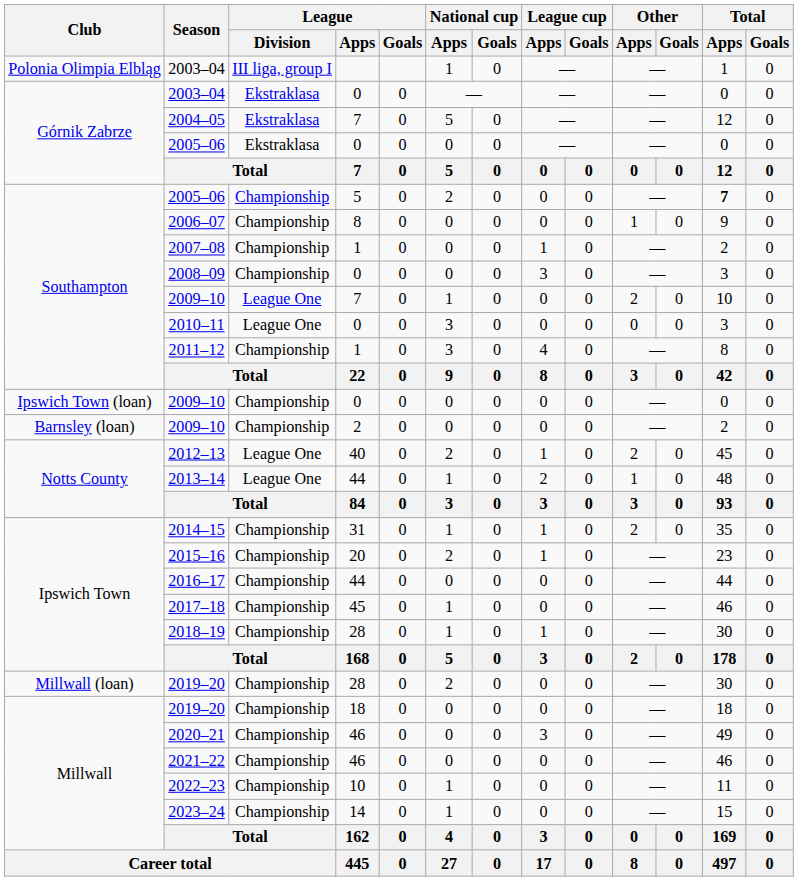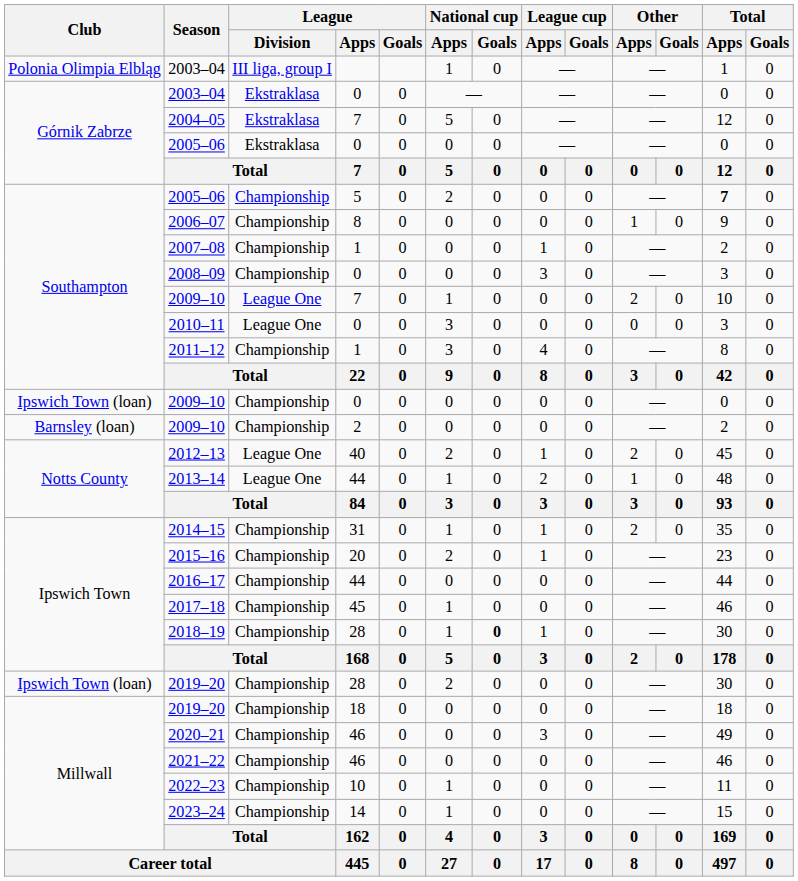(497, 632) normal -> (497, 632) bold
(85, 683) Millwall (loan) -> (85, 683) Ipswich Town (loan)
